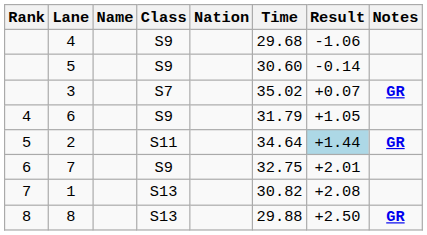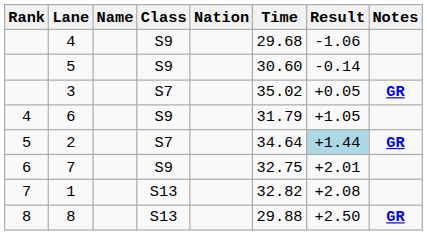(337, 92) +0.07 -> (337, 92) +0.05
(164, 142) S11 -> (164, 142) S7
(280, 192) 30.82 -> (280, 192) 32.82
